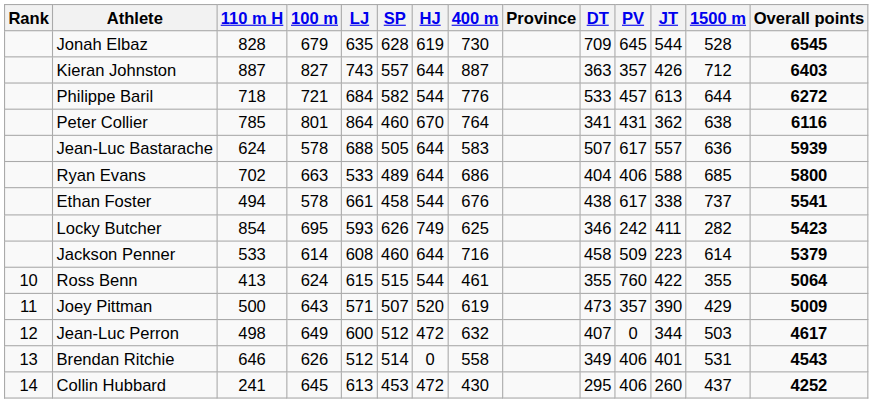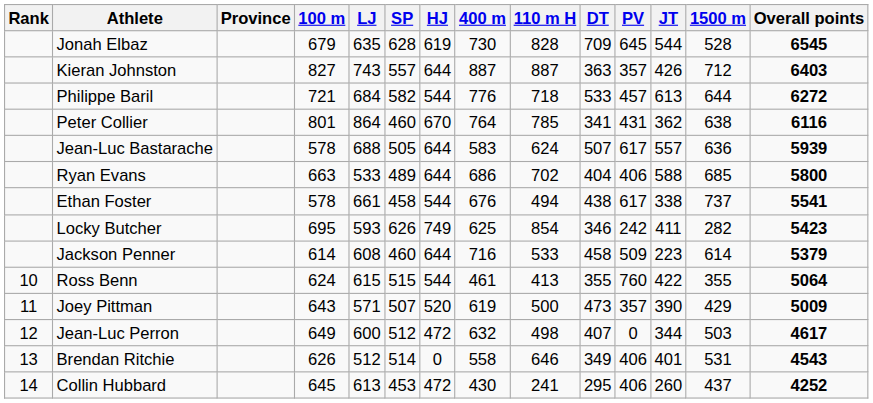columns swapped: (541, 18) <-> (252, 18)
